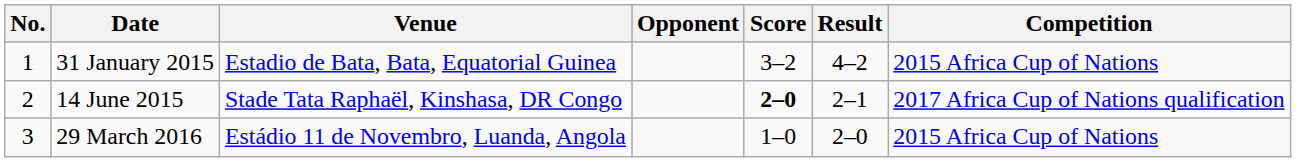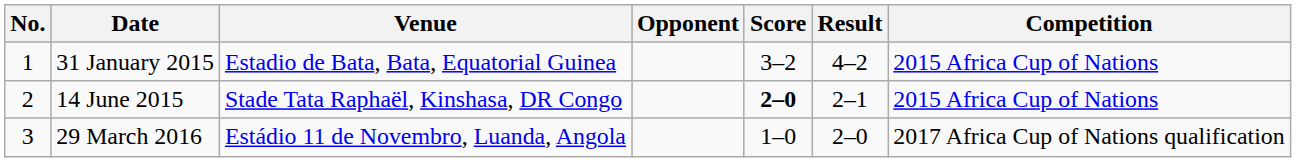(1089, 99) 2017 Africa Cup of Nations qualification -> (1026, 99) 2015 Africa Cup of Nations
(1026, 136) 2015 Africa Cup of Nations -> (1089, 136) 2017 Africa Cup of Nations qualification
